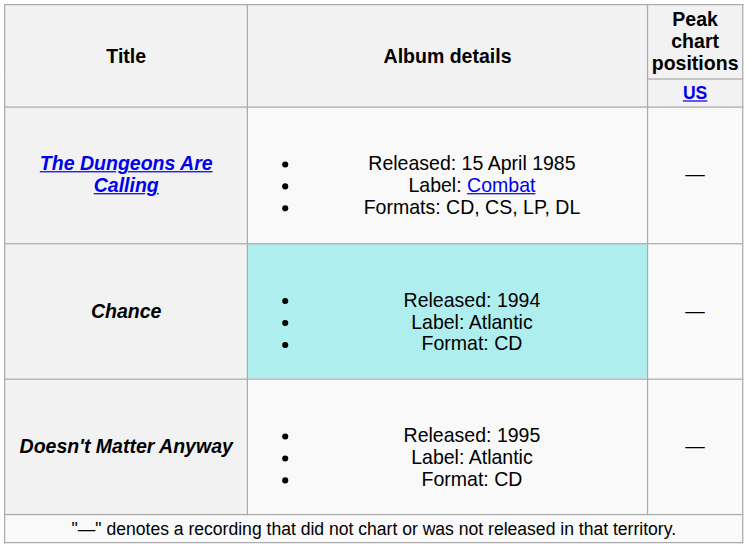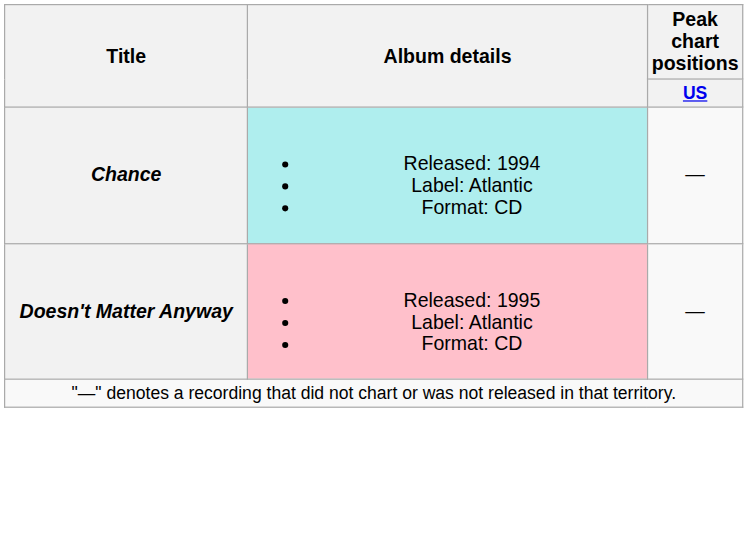- row: (126, 175)
(448, 458) no background -> (448, 322) pink background
